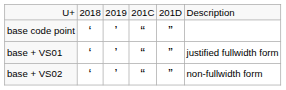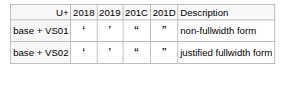- row: (41, 31)
(232, 52) justified fullwidth form -> (218, 31) non-fullwidth form
(224, 74) non-fullwidth form -> (226, 52) justified fullwidth form
